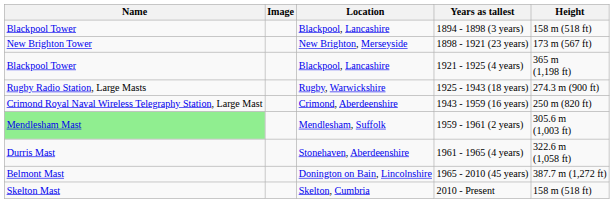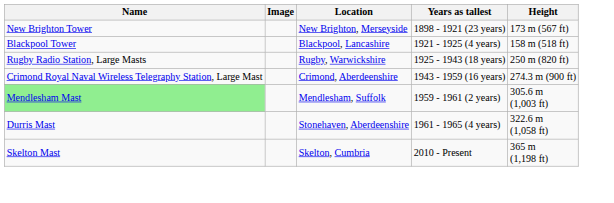- row: (480, 28)
(552, 66) 365 m (1,198 ft) -> (539, 44) 158 m (518 ft)
(566, 87) 274.3 m (900 ft) -> (539, 60) 250 m (820 ft)
(562, 103) 250 m (820 ft) -> (543, 76) 274.3 m (900 ft)
- row: (483, 174)
(562, 190) 158 m (518 ft) -> (529, 152) 365 m (1,198 ft)
